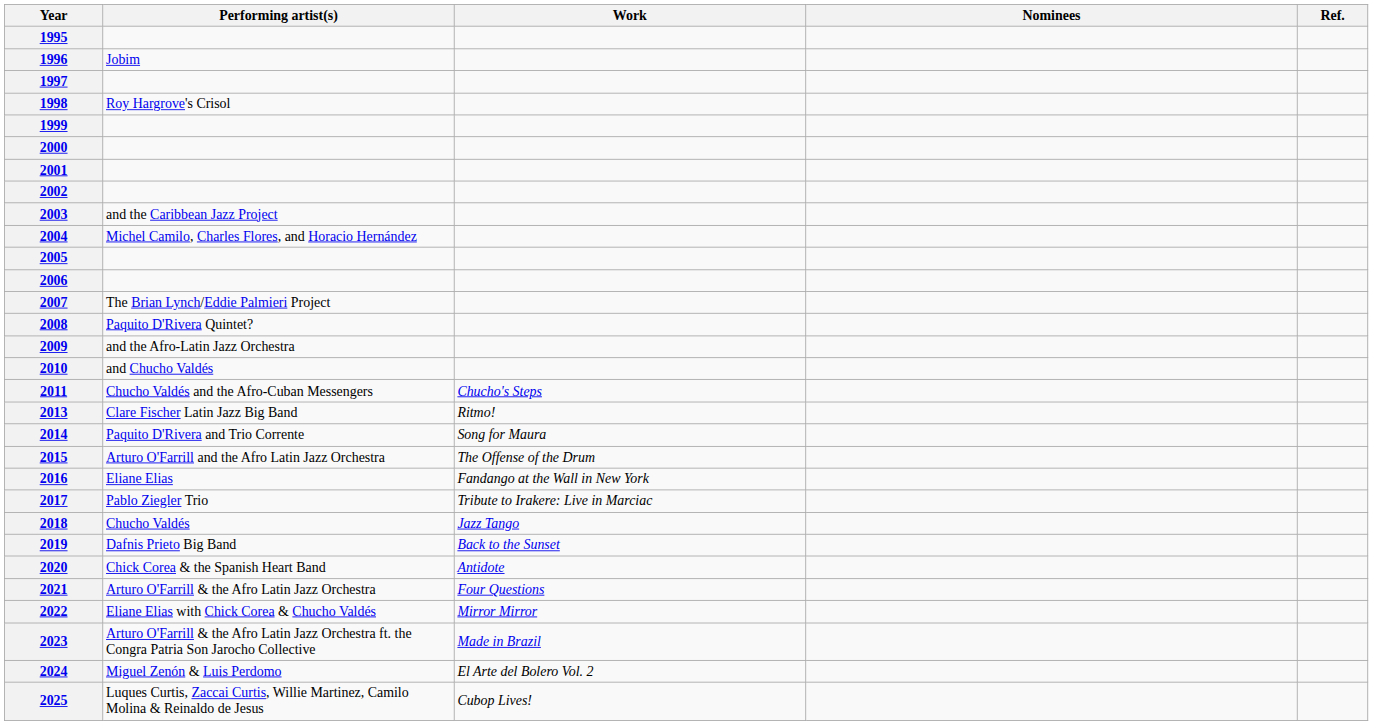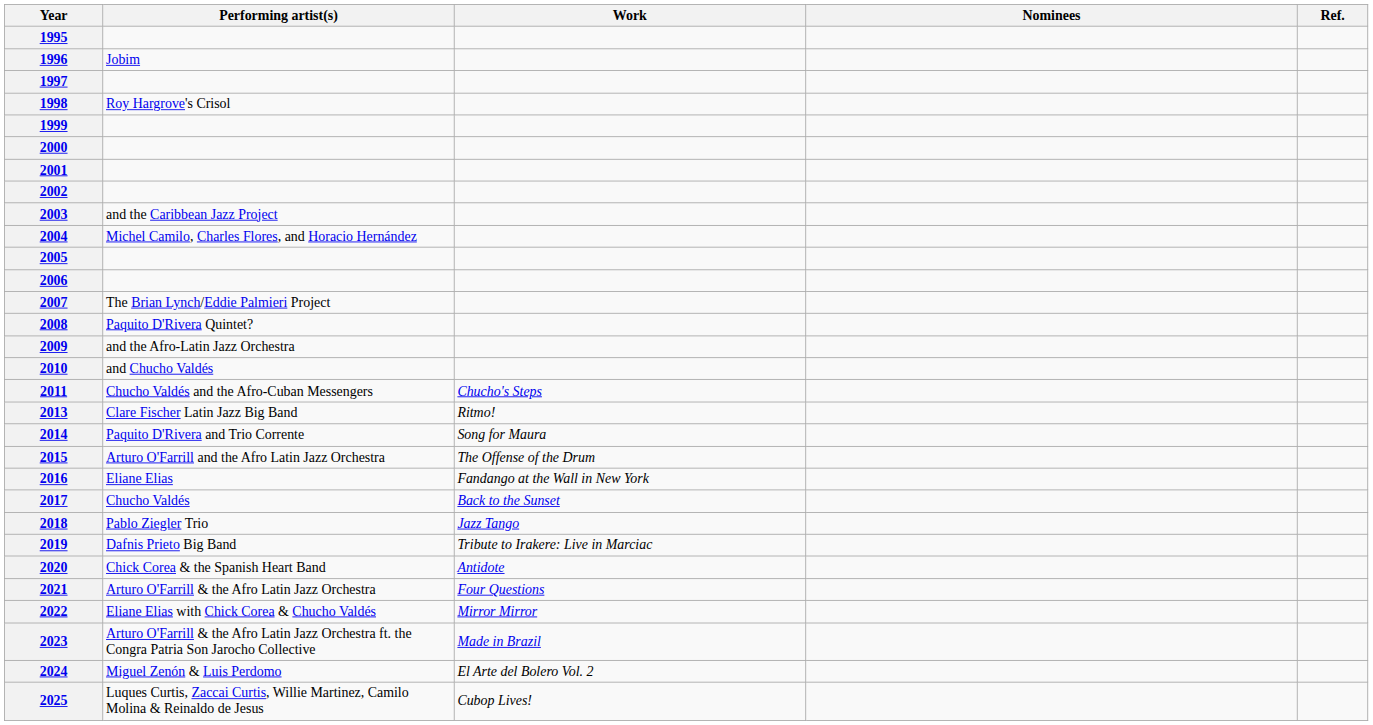(157, 501) Pablo Ziegler Trio -> (148, 501) Chucho Valdés
(555, 501) Tribute to Irakere: Live in Marciac -> (509, 501) Back to the Sunset
(148, 523) Chucho Valdés -> (157, 523) Pablo Ziegler Trio
(509, 545) Back to the Sunset -> (555, 545) Tribute to Irakere: Live in Marciac
